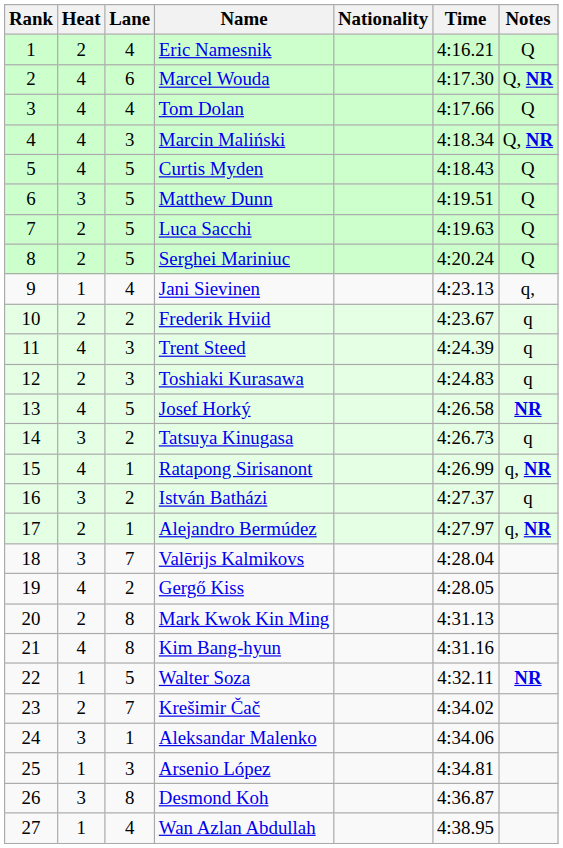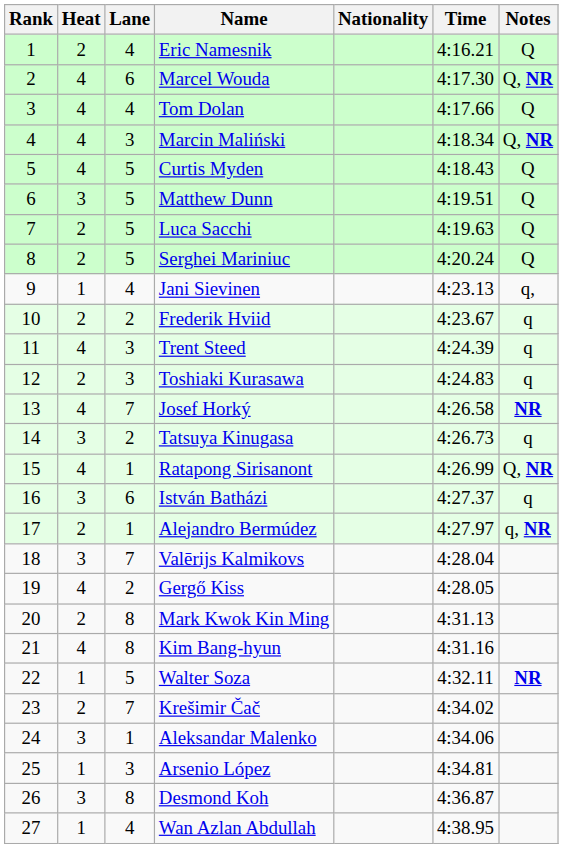(130, 408) 5 -> (130, 408) 7
(528, 468) q, NR -> (528, 468) Q, NR
(130, 498) 2 -> (130, 498) 6
